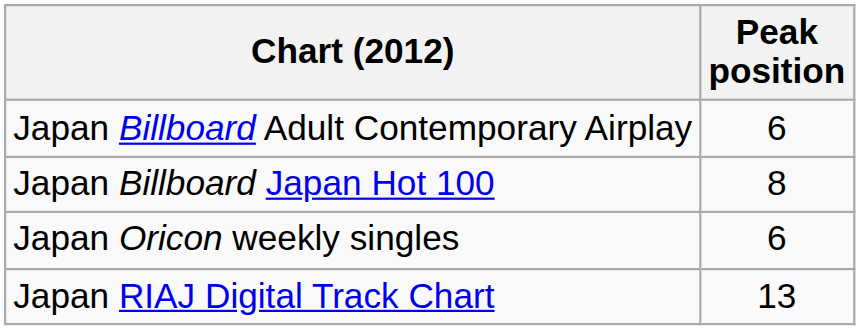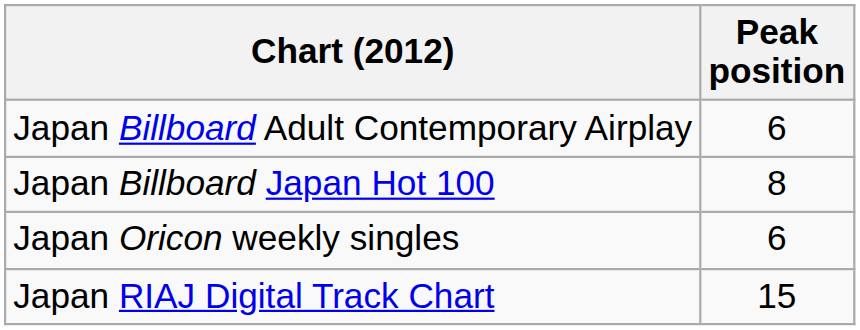(777, 295) 13 -> (777, 295) 15
